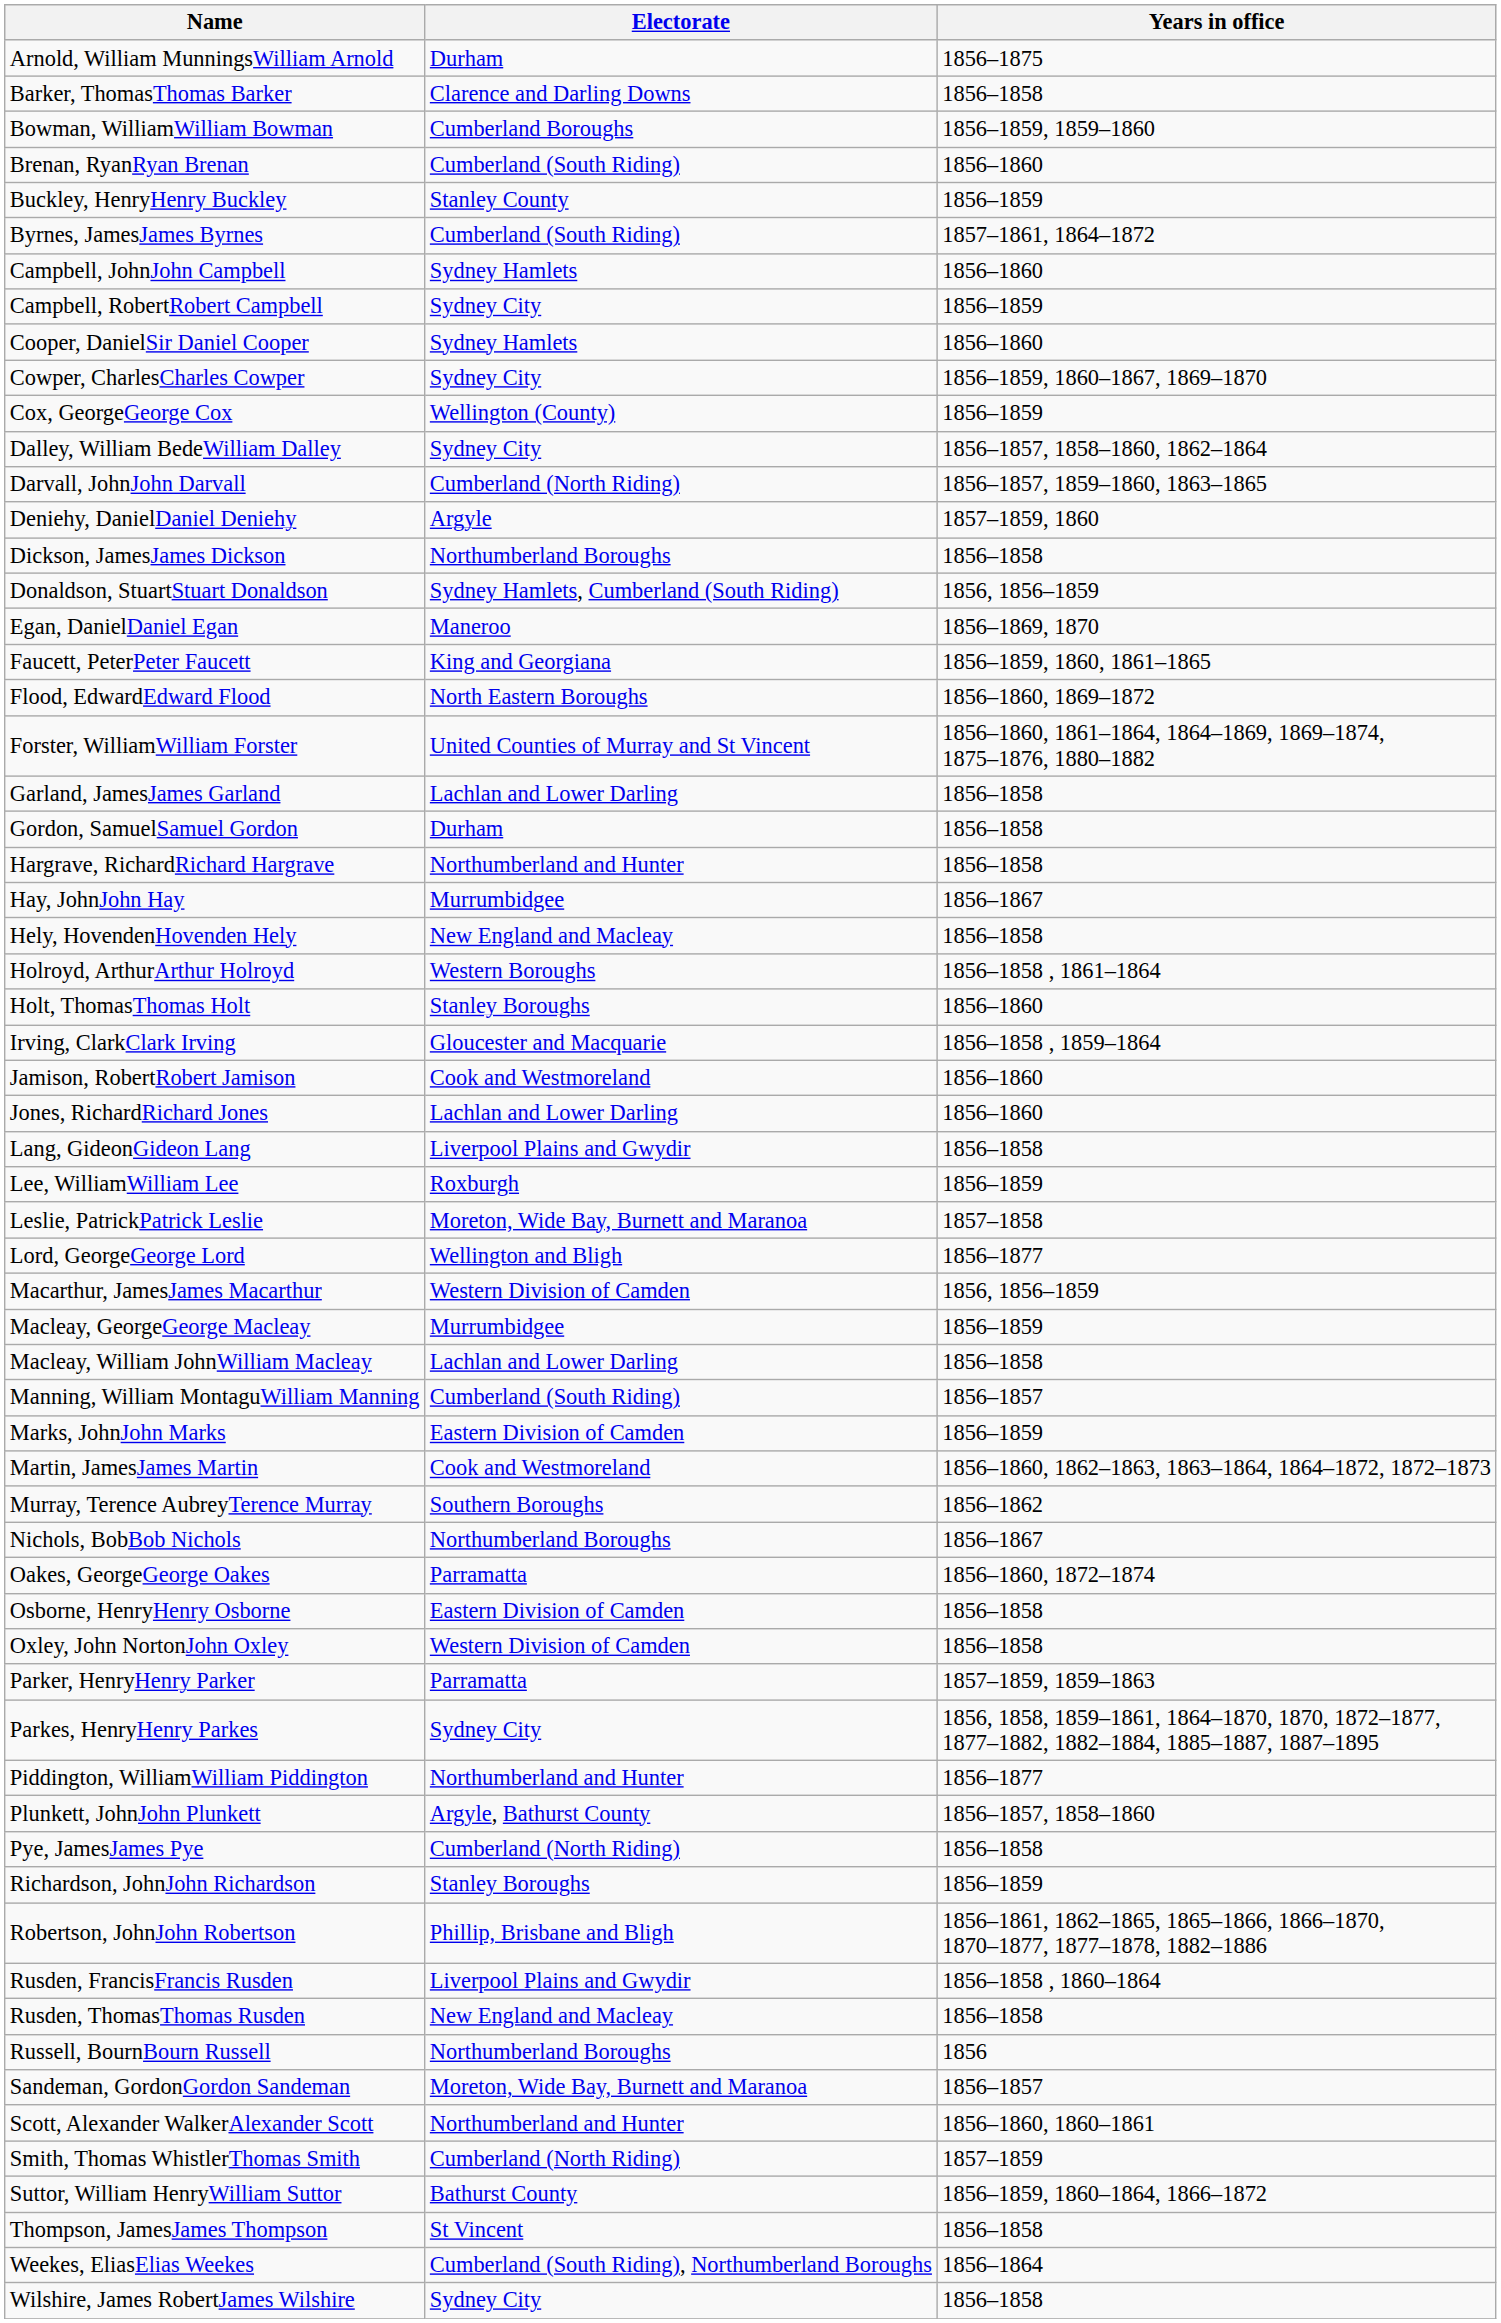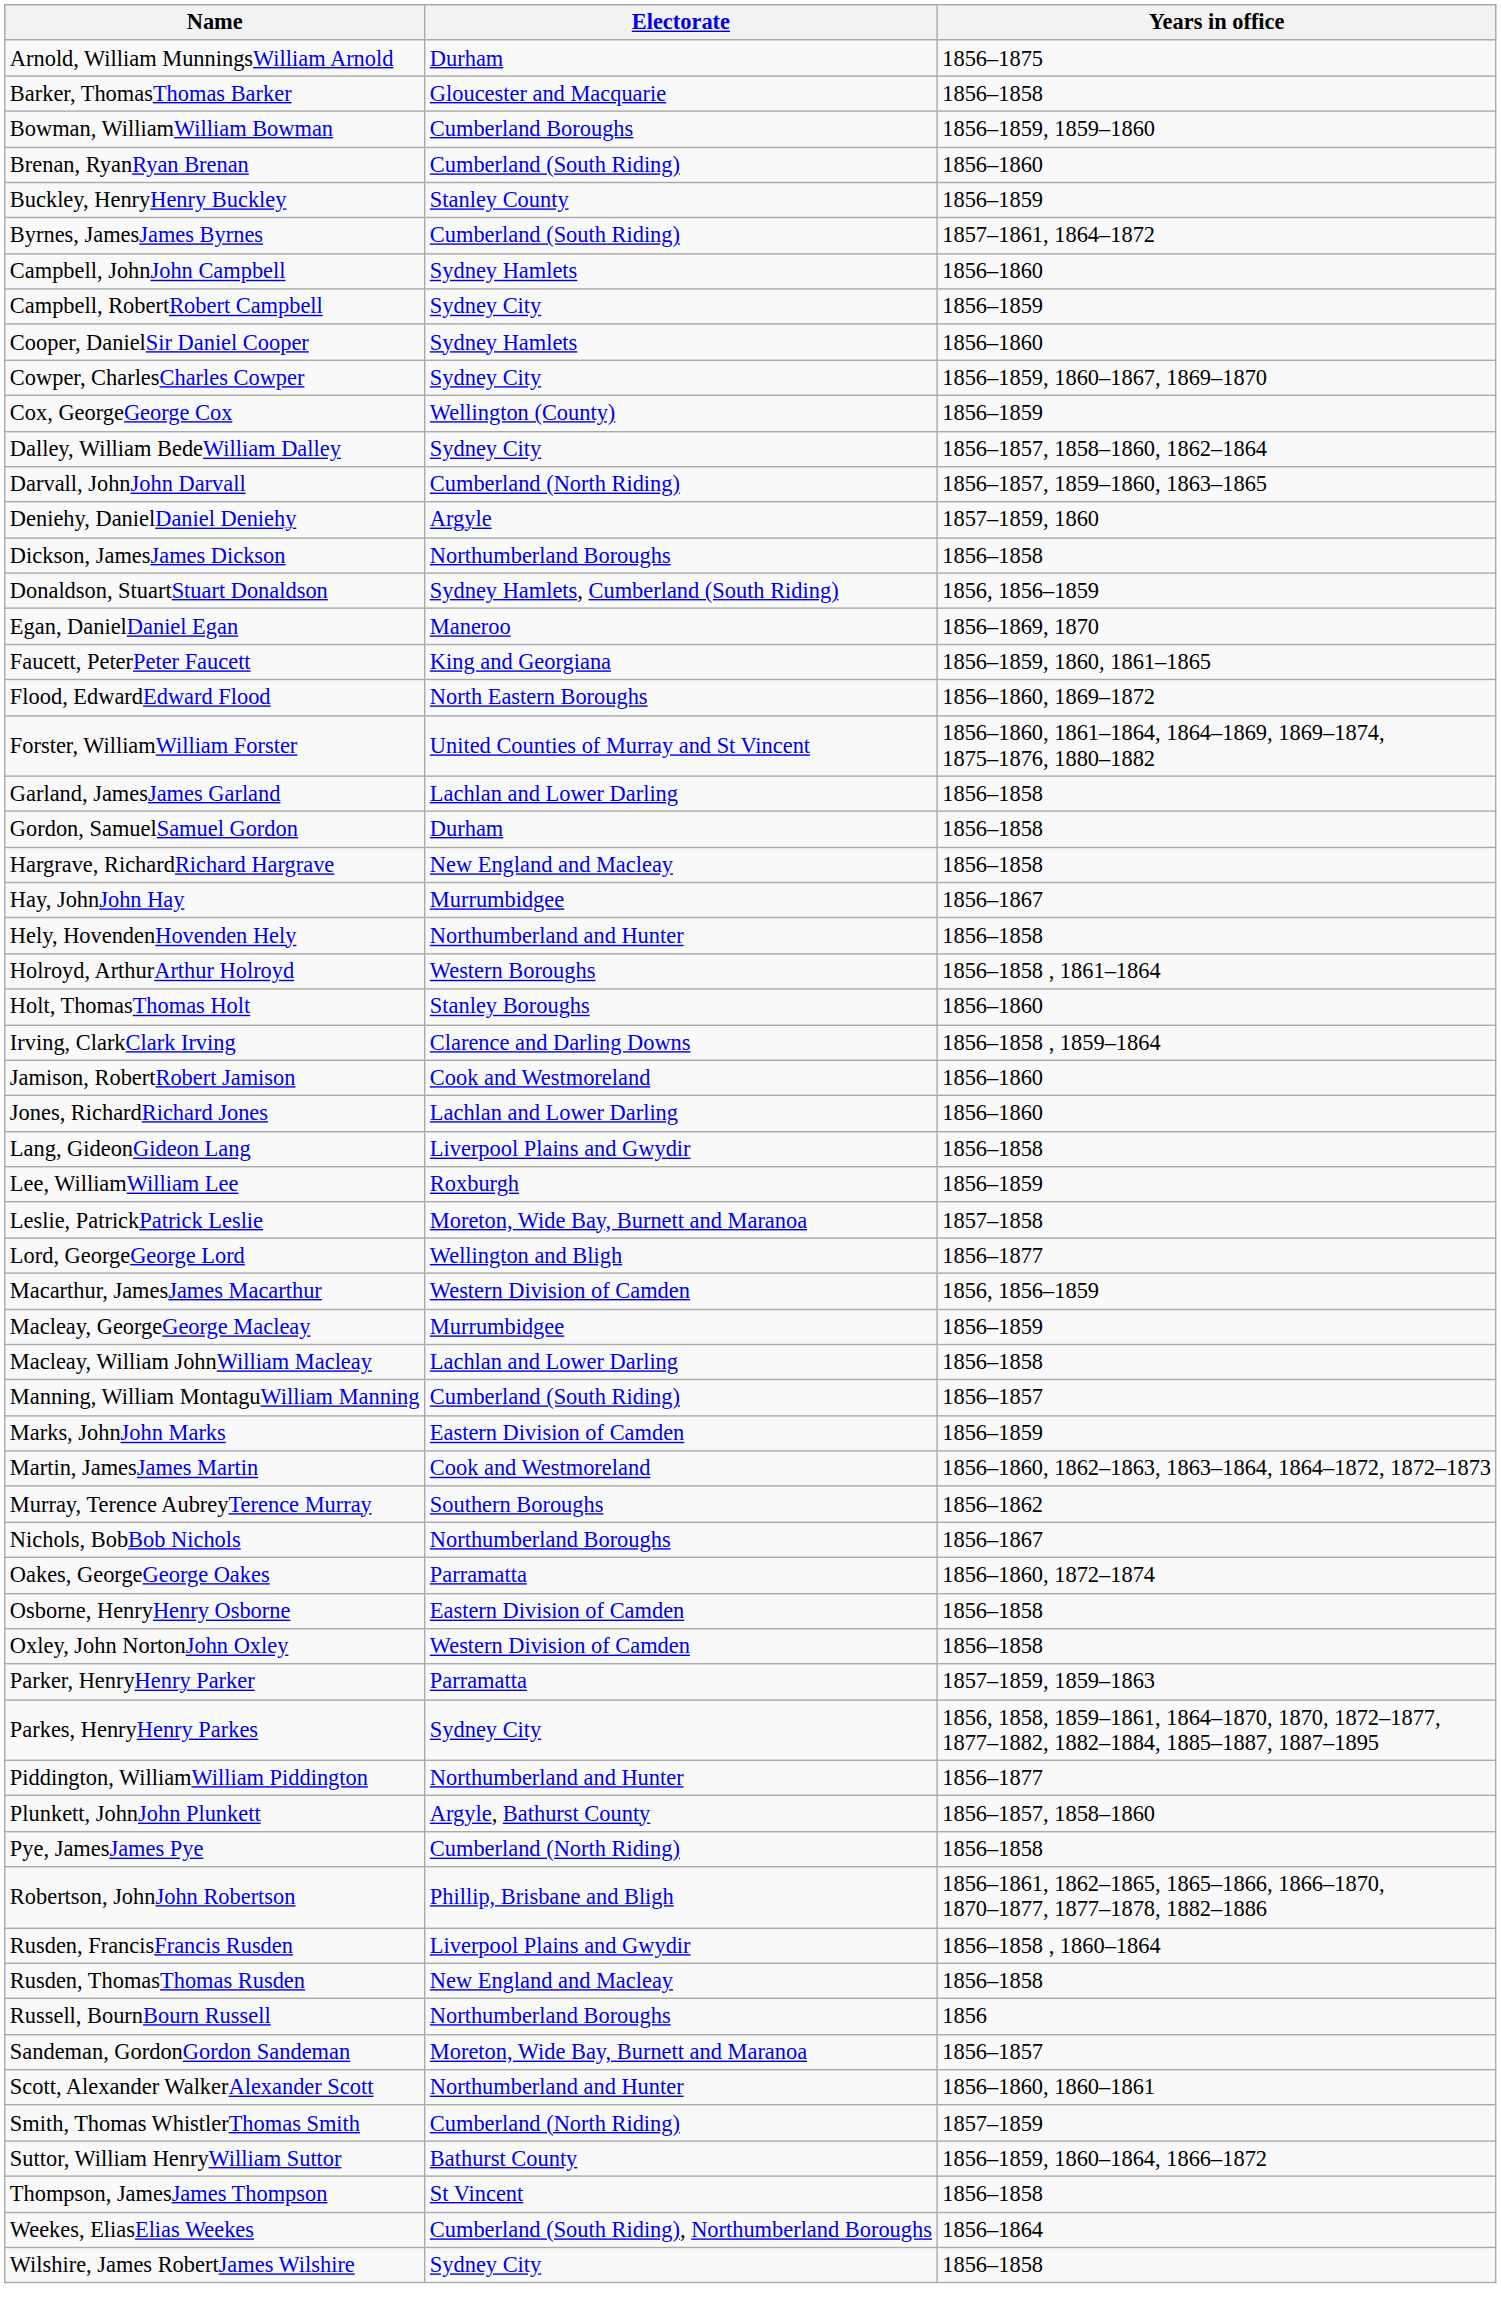(560, 93) Clarence and Darling Downs -> (548, 93) Gloucester and Macquarie
(557, 864) Northumberland and Hunter -> (551, 864) New England and Macleay
(551, 935) New England and Macleay -> (557, 935) Northumberland and Hunter
(548, 1042) Gloucester and Macquarie -> (560, 1042) Clarence and Darling Downs
- row: (163, 1884)
